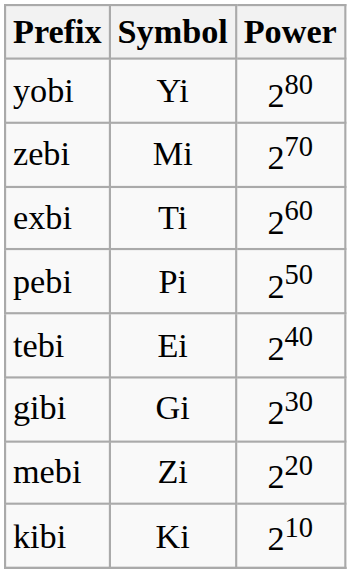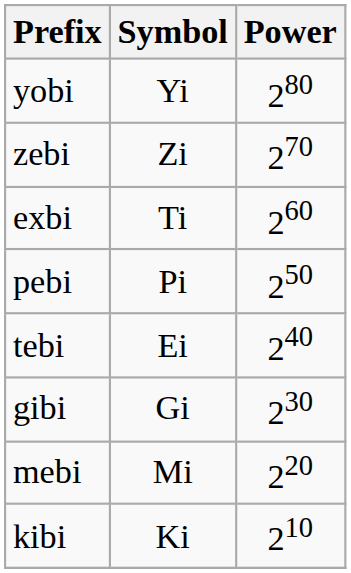(173, 154) Mi -> (173, 154) Zi
(173, 471) Zi -> (173, 471) Mi
